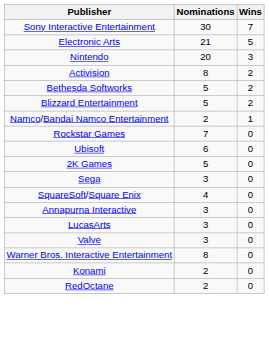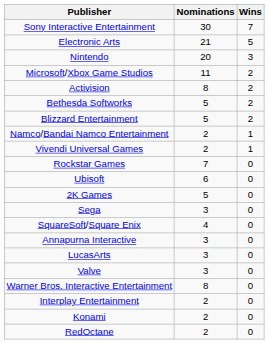+ row: (89, 73)
+ row: (89, 149)
+ row: (89, 301)
